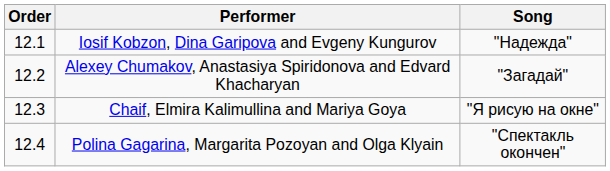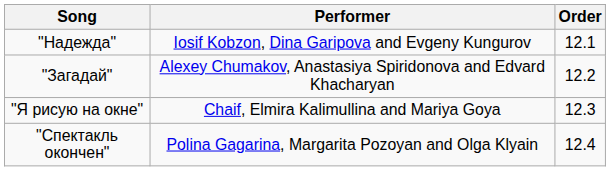columns swapped: (30, 17) <-> (533, 17)
